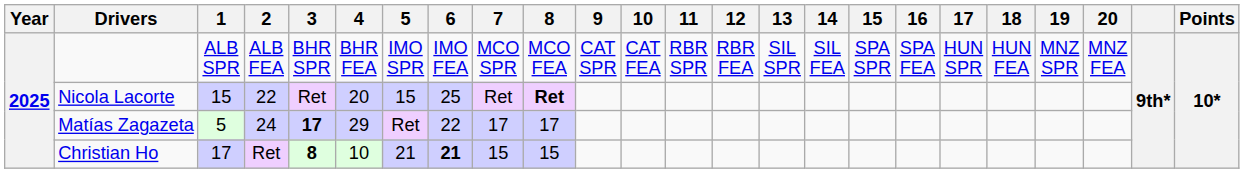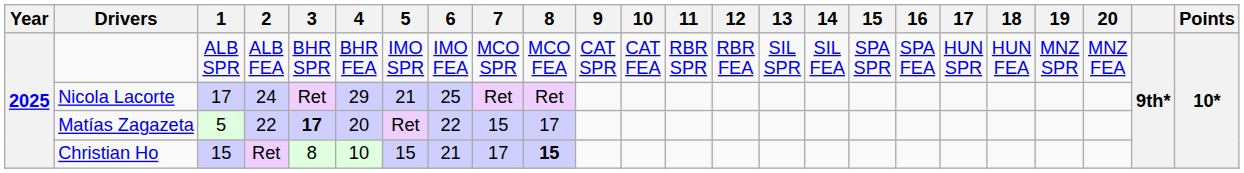(221, 96) 15 -> (221, 96) 17
(266, 96) 22 -> (266, 96) 24
(359, 96) 20 -> (359, 96) 29
(405, 96) 15 -> (405, 96) 21
(549, 96) bold -> (549, 96) normal
(266, 125) 24 -> (266, 125) 22
(359, 125) 29 -> (359, 125) 20
(498, 125) 17 -> (498, 125) 15
(221, 154) 17 -> (221, 154) 15
(312, 154) bold -> (312, 154) normal
(405, 154) 21 -> (405, 154) 15
(451, 154) bold -> (451, 154) normal
(498, 154) 15 -> (498, 154) 17
(549, 154) normal -> (549, 154) bold
